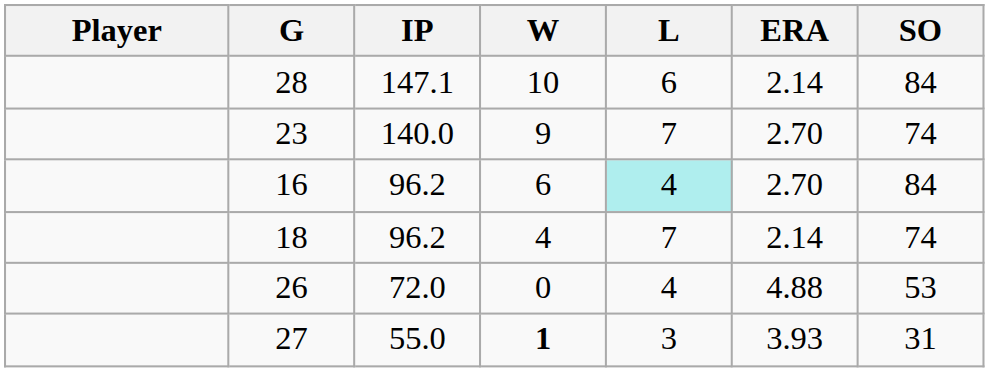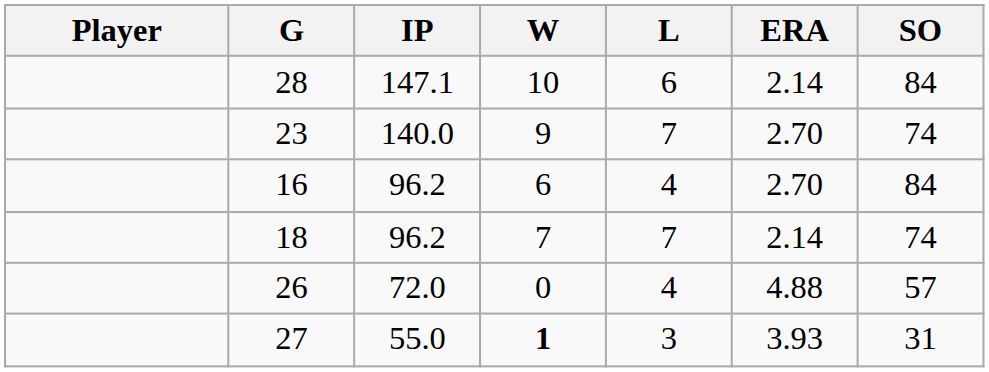(669, 184) paleturquoise background -> (669, 184) no background
(543, 236) 4 -> (543, 236) 7
(920, 287) 53 -> (920, 287) 57
